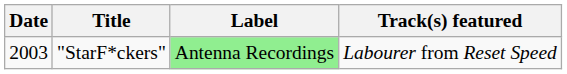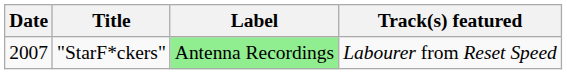(29, 52) 2003 -> (29, 52) 2007
